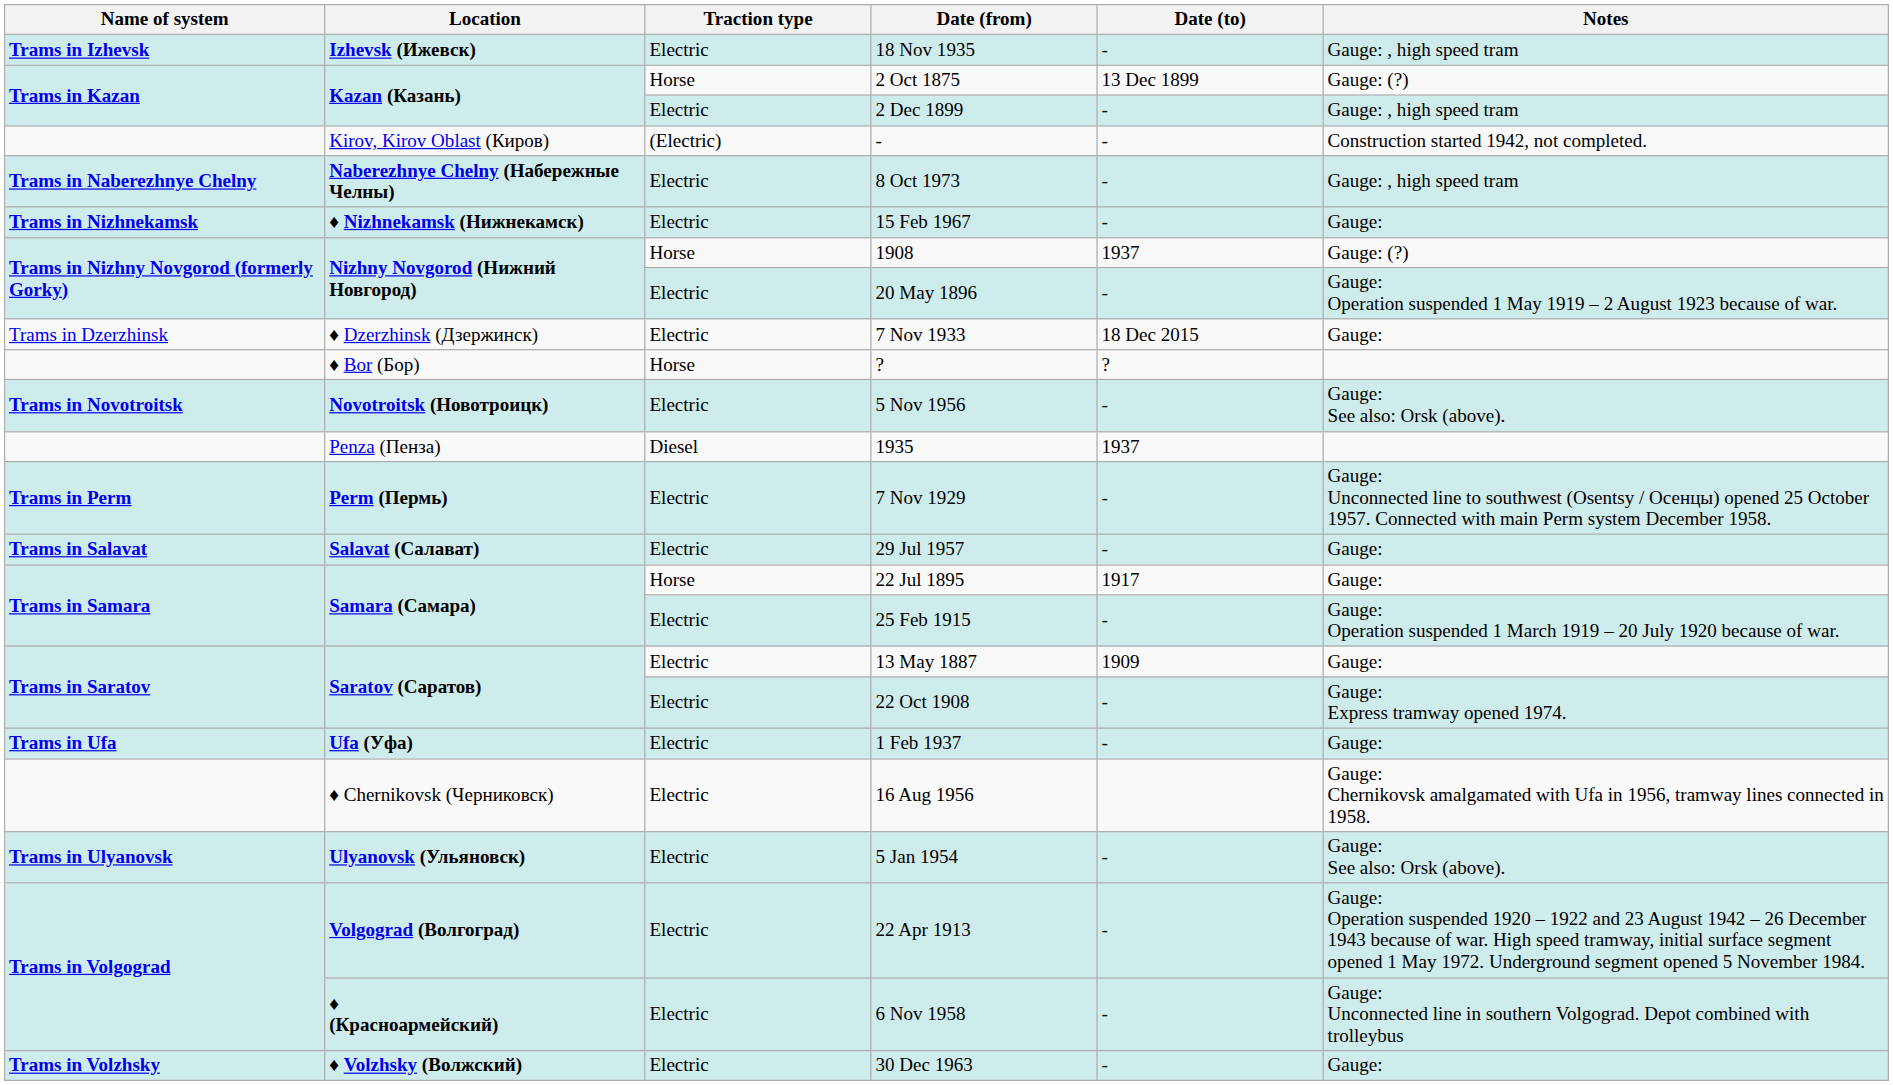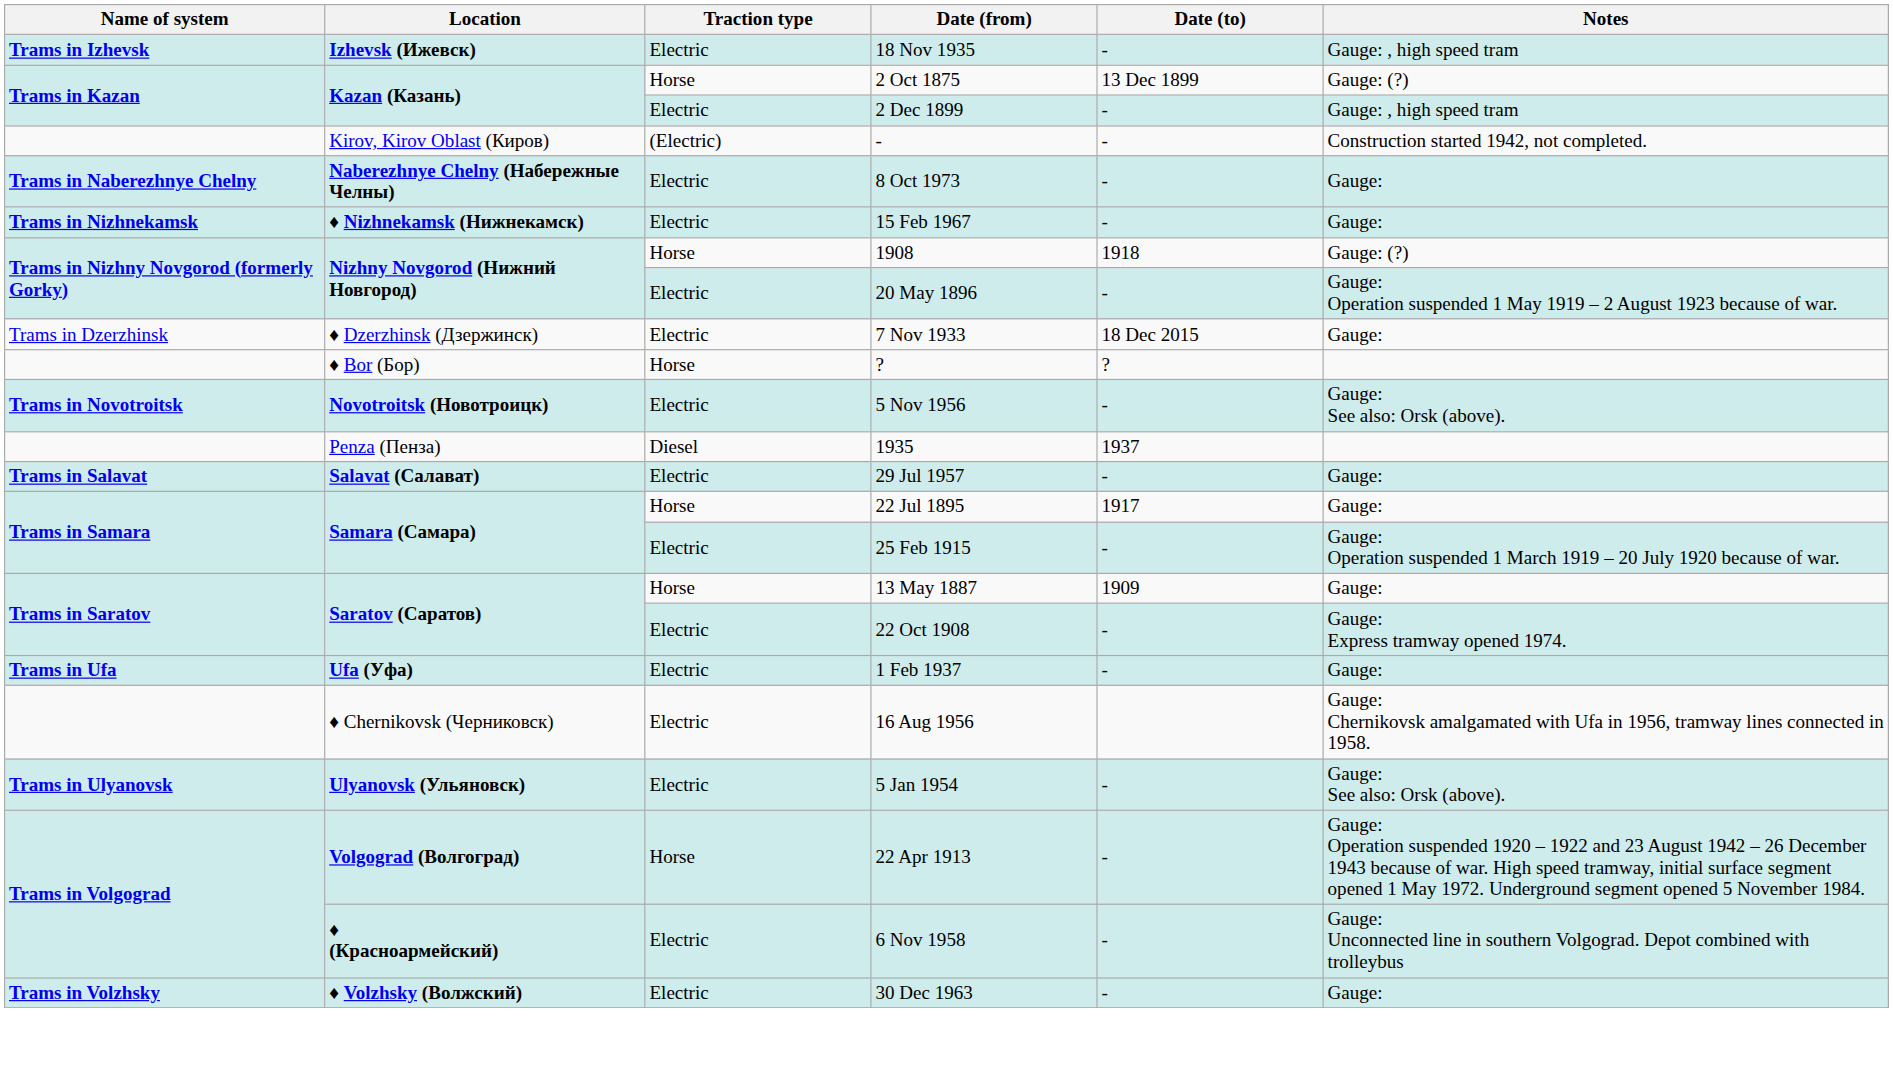(1423, 181) Gauge: , high speed tram -> (1355, 181) Gauge:
(1121, 252) 1937 -> (1121, 252) 1918
- row: (920, 497)
(679, 661) Electric -> (672, 588) Horse
(679, 930) Electric -> (672, 857) Horse
